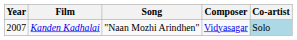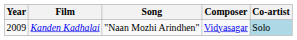(16, 27) 2007 -> (16, 27) 2009
